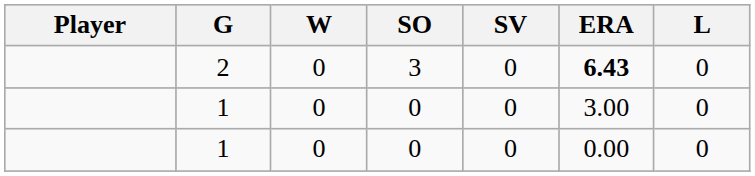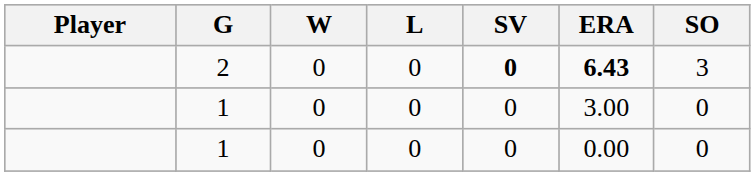columns swapped: (702, 25) <-> (415, 25)
(511, 66) normal -> (511, 66) bold
